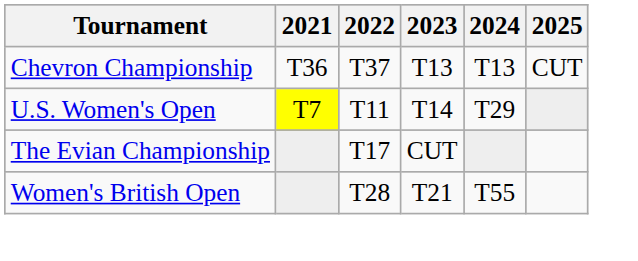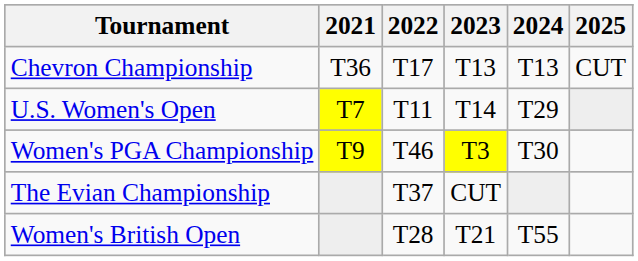(370, 67) T37 -> (413, 67) T17
+ row: (162, 151)
(370, 151) T17 -> (413, 193) T37
